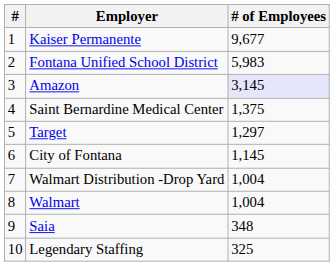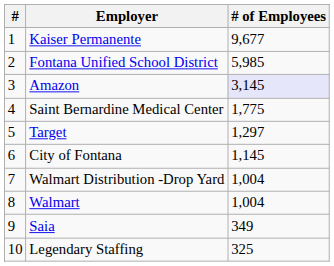(248, 62) 5,983 -> (248, 62) 5,985
(248, 109) 1,375 -> (248, 109) 1,775
(242, 226) 348 -> (242, 226) 349
